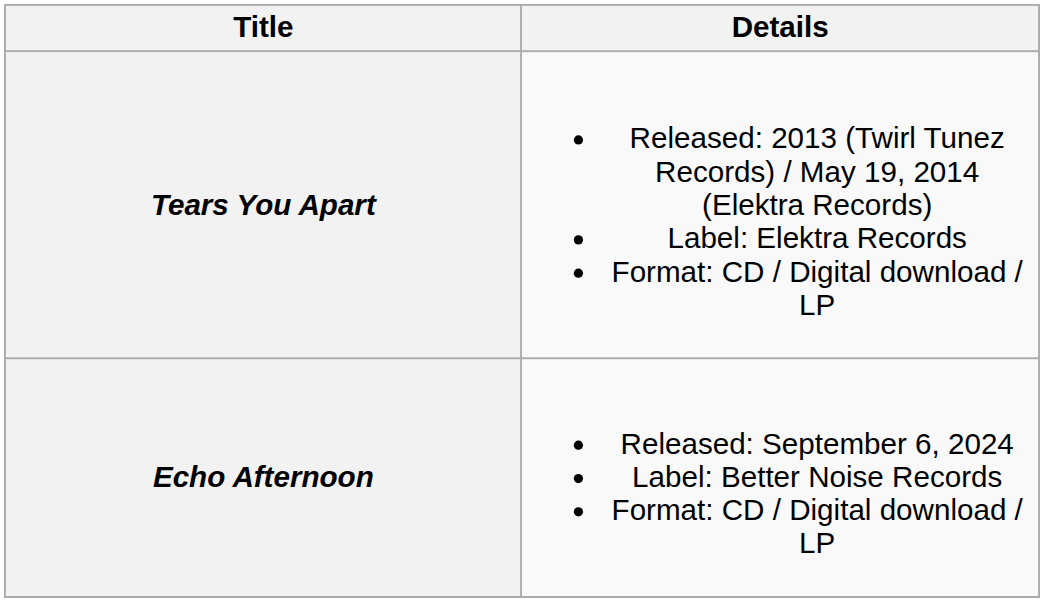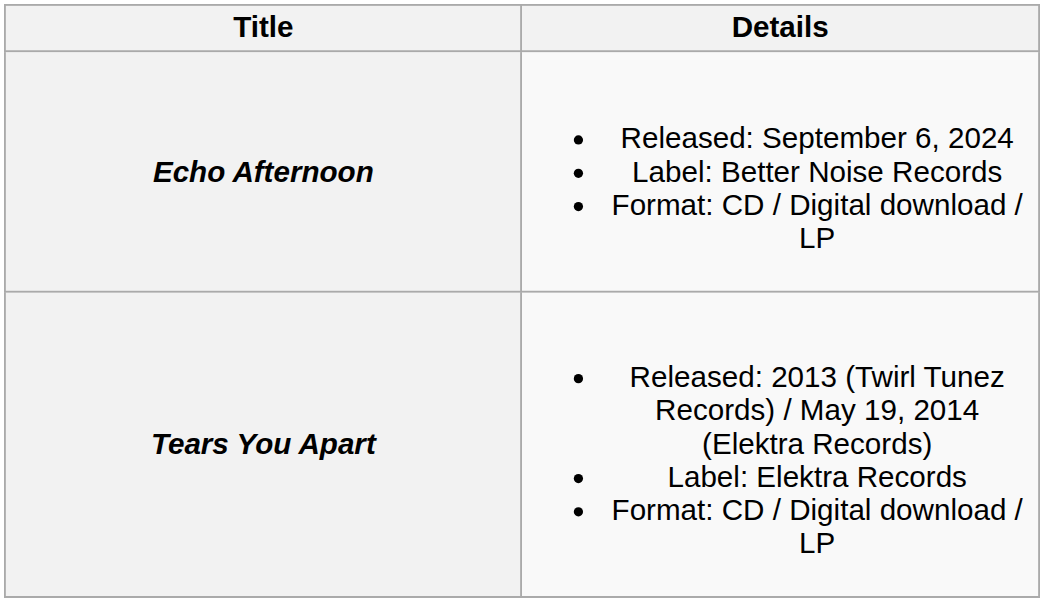rows swapped: (263, 204) <-> (263, 477)
